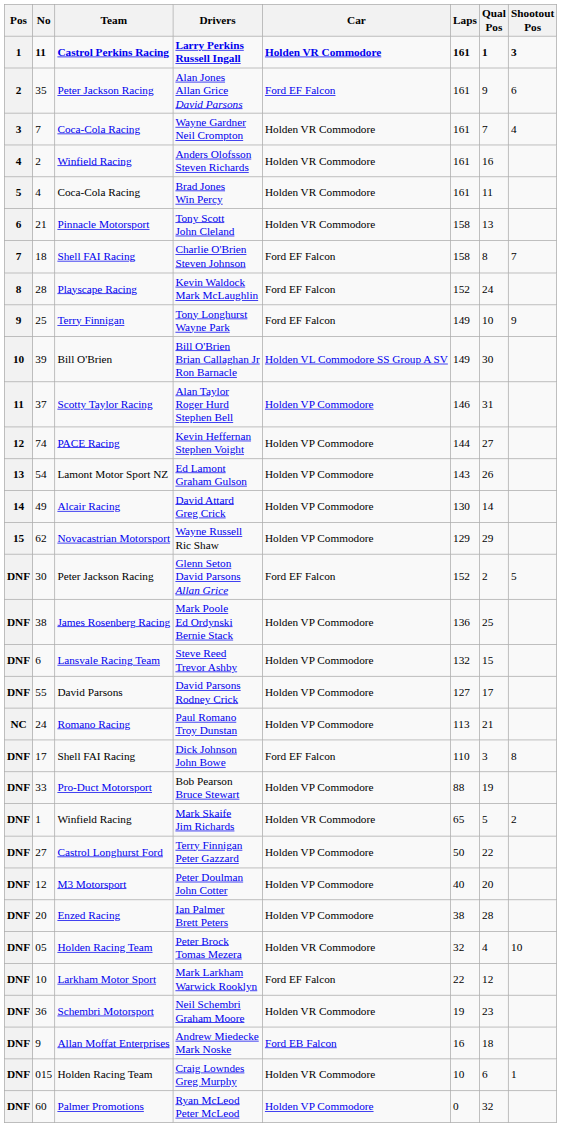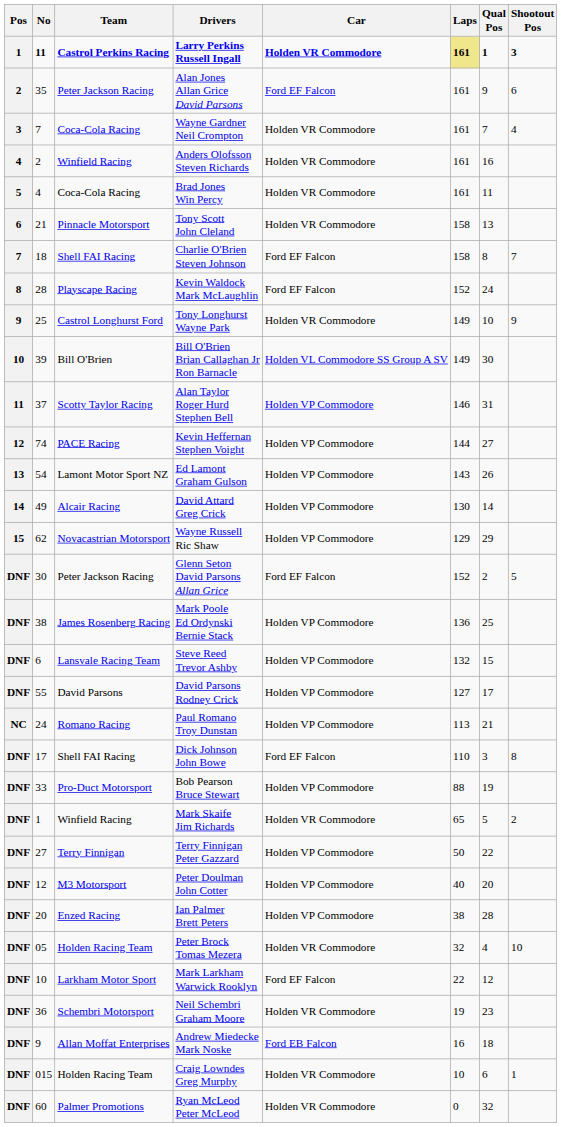(462, 52) no background -> (462, 52) khaki background
(91, 320) Terry Finnigan -> (110, 320) Castrol Longhurst Ford
(300, 320) Ford EF Falcon -> (320, 320) Holden VR Commodore
(110, 852) Castrol Longhurst Ford -> (91, 852) Terry Finnigan
(319, 1106) Holden VP Commodore -> (320, 1106) Holden VR Commodore
